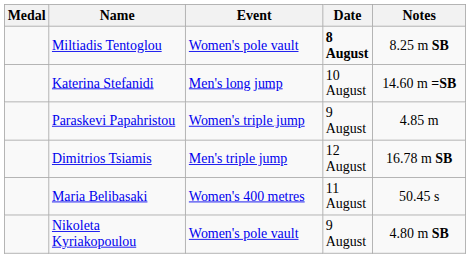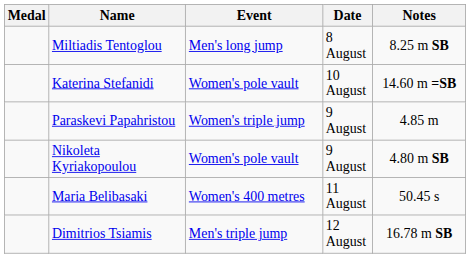(244, 45) Women's pole vault -> (236, 45) Men's long jump
(347, 45) bold -> (346, 45) normal
(236, 83) Men's long jump -> (244, 83) Women's pole vault
rows swapped: (94, 234) <-> (102, 158)
